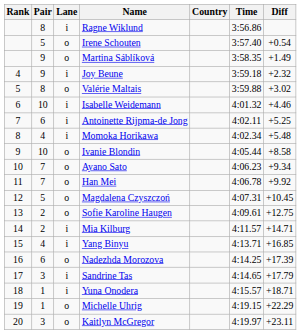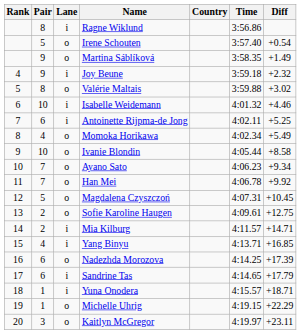(67, 136) i -> (67, 136) o
(280, 136) +5.48 -> (280, 136) +5.49
(43, 275) 3 -> (43, 275) 6
